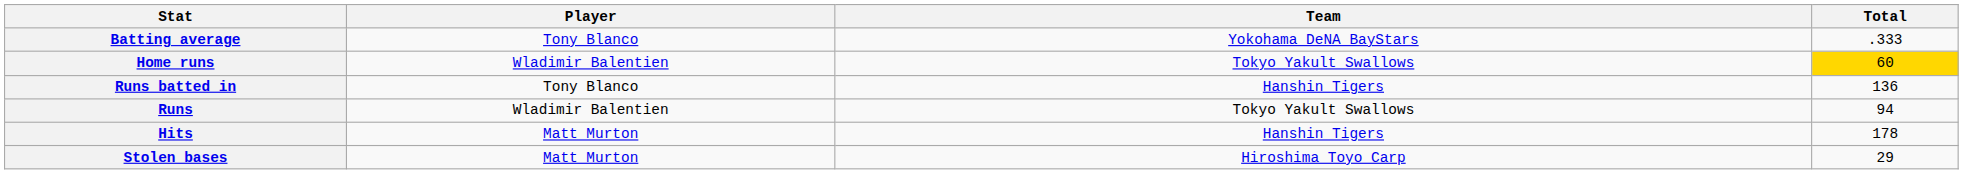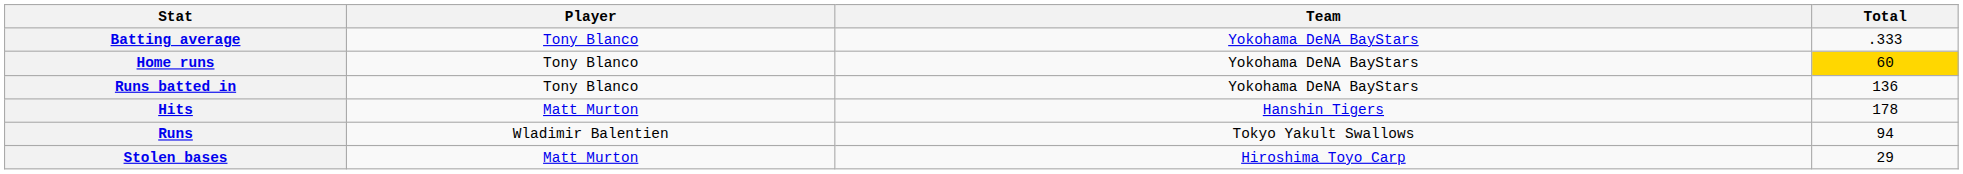(591, 63) Wladimir Balentien -> (591, 63) Tony Blanco
(1323, 63) Tokyo Yakult Swallows -> (1323, 63) Yokohama DeNA BayStars
(1323, 87) Hanshin Tigers -> (1323, 87) Yokohama DeNA BayStars
rows swapped: (176, 110) <-> (176, 134)
